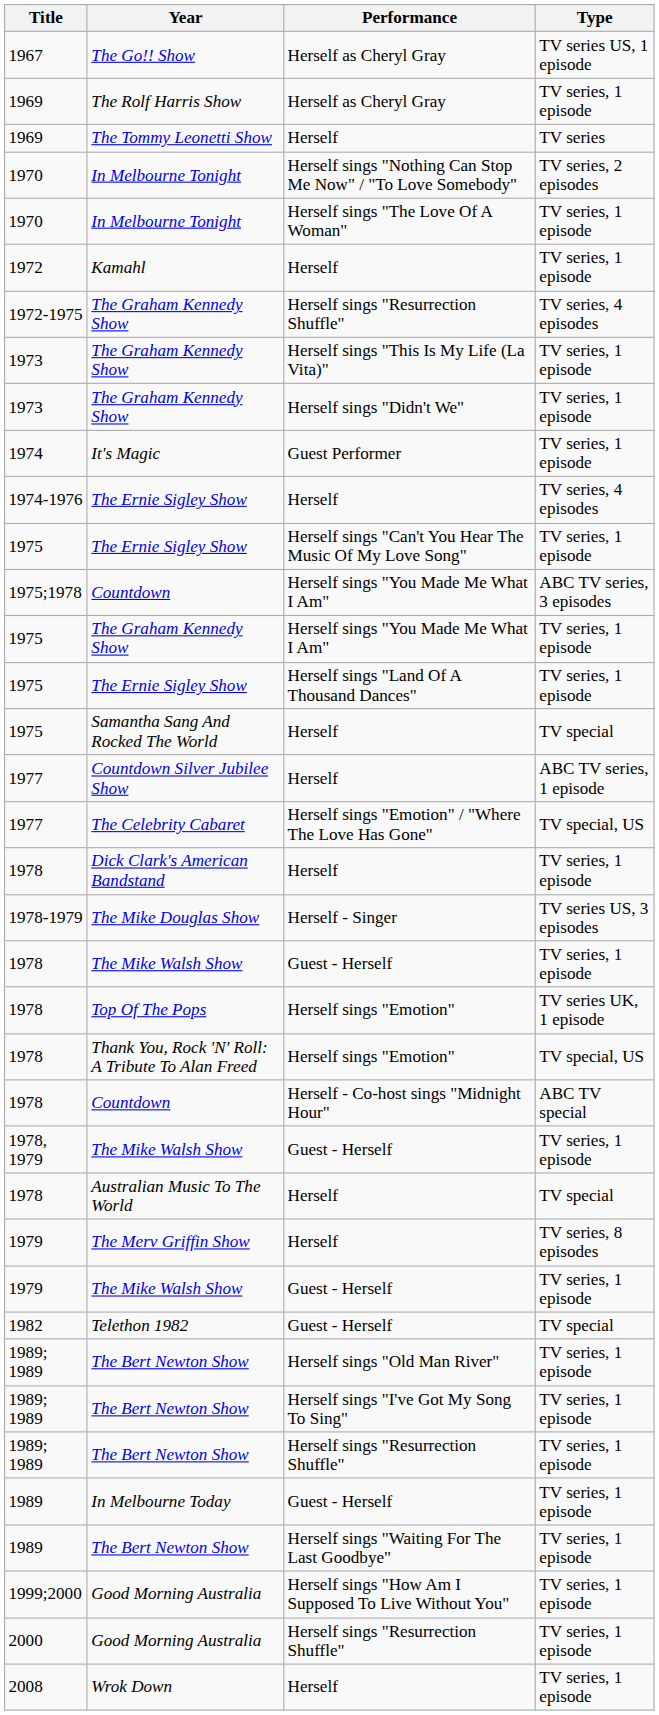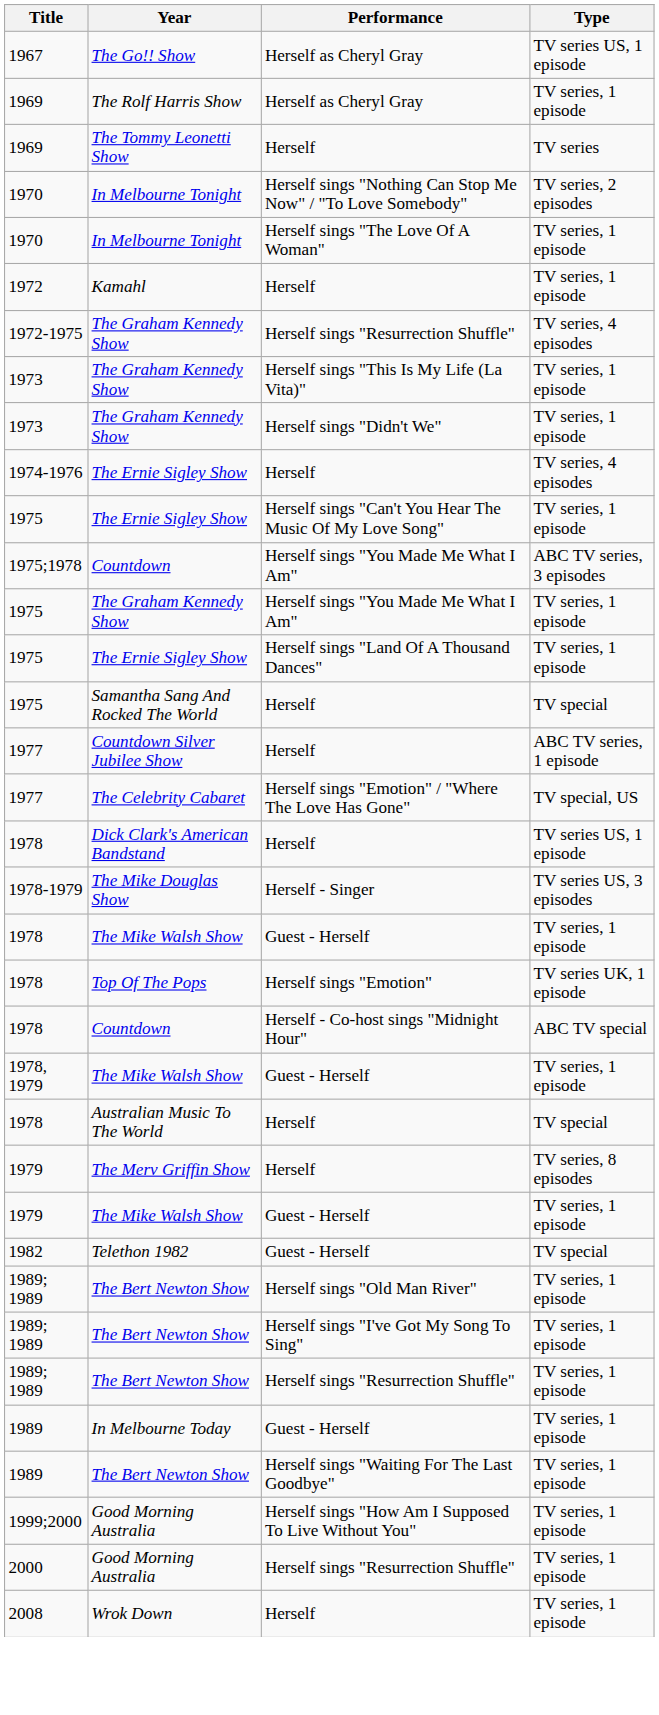- row: (126, 453)
(581, 870) TV series, 1 episode -> (588, 843) TV series US, 1 episode
- row: (180, 1056)
